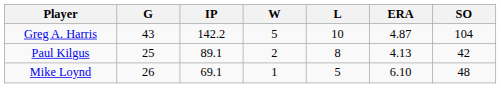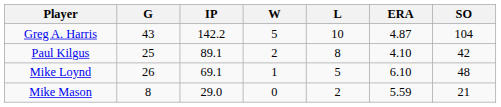(401, 53) 4.13 -> (401, 53) 4.10
+ row: (60, 92)
